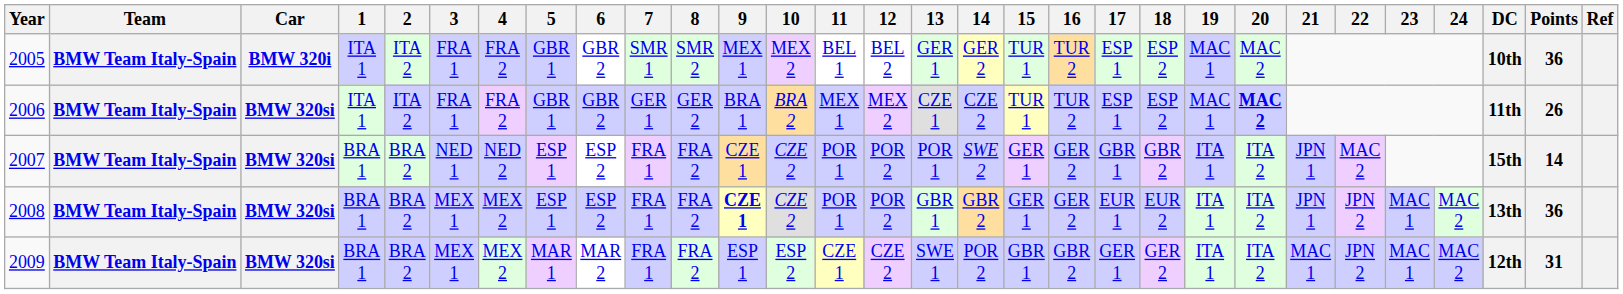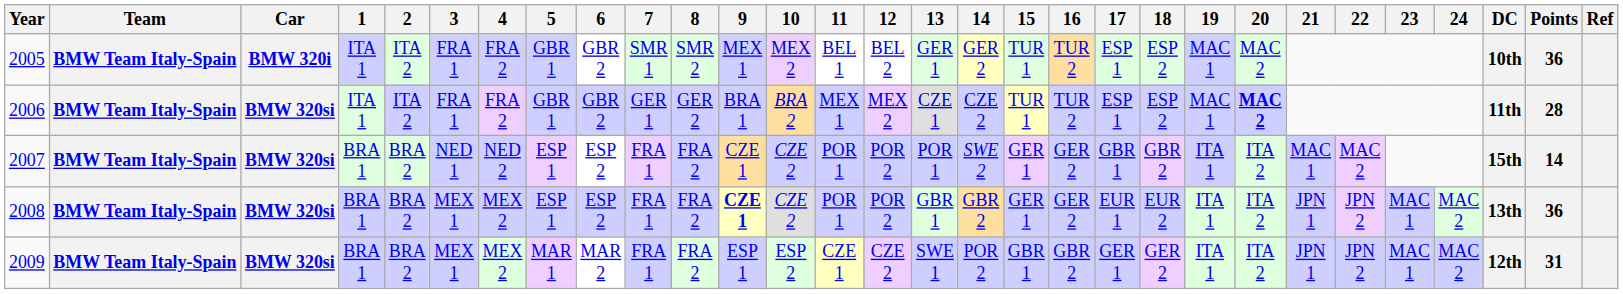(1554, 109) 26 -> (1554, 109) 28
(1311, 160) JPN 1 -> (1311, 160) MAC 1
(1311, 262) MAC 1 -> (1311, 262) JPN 1
